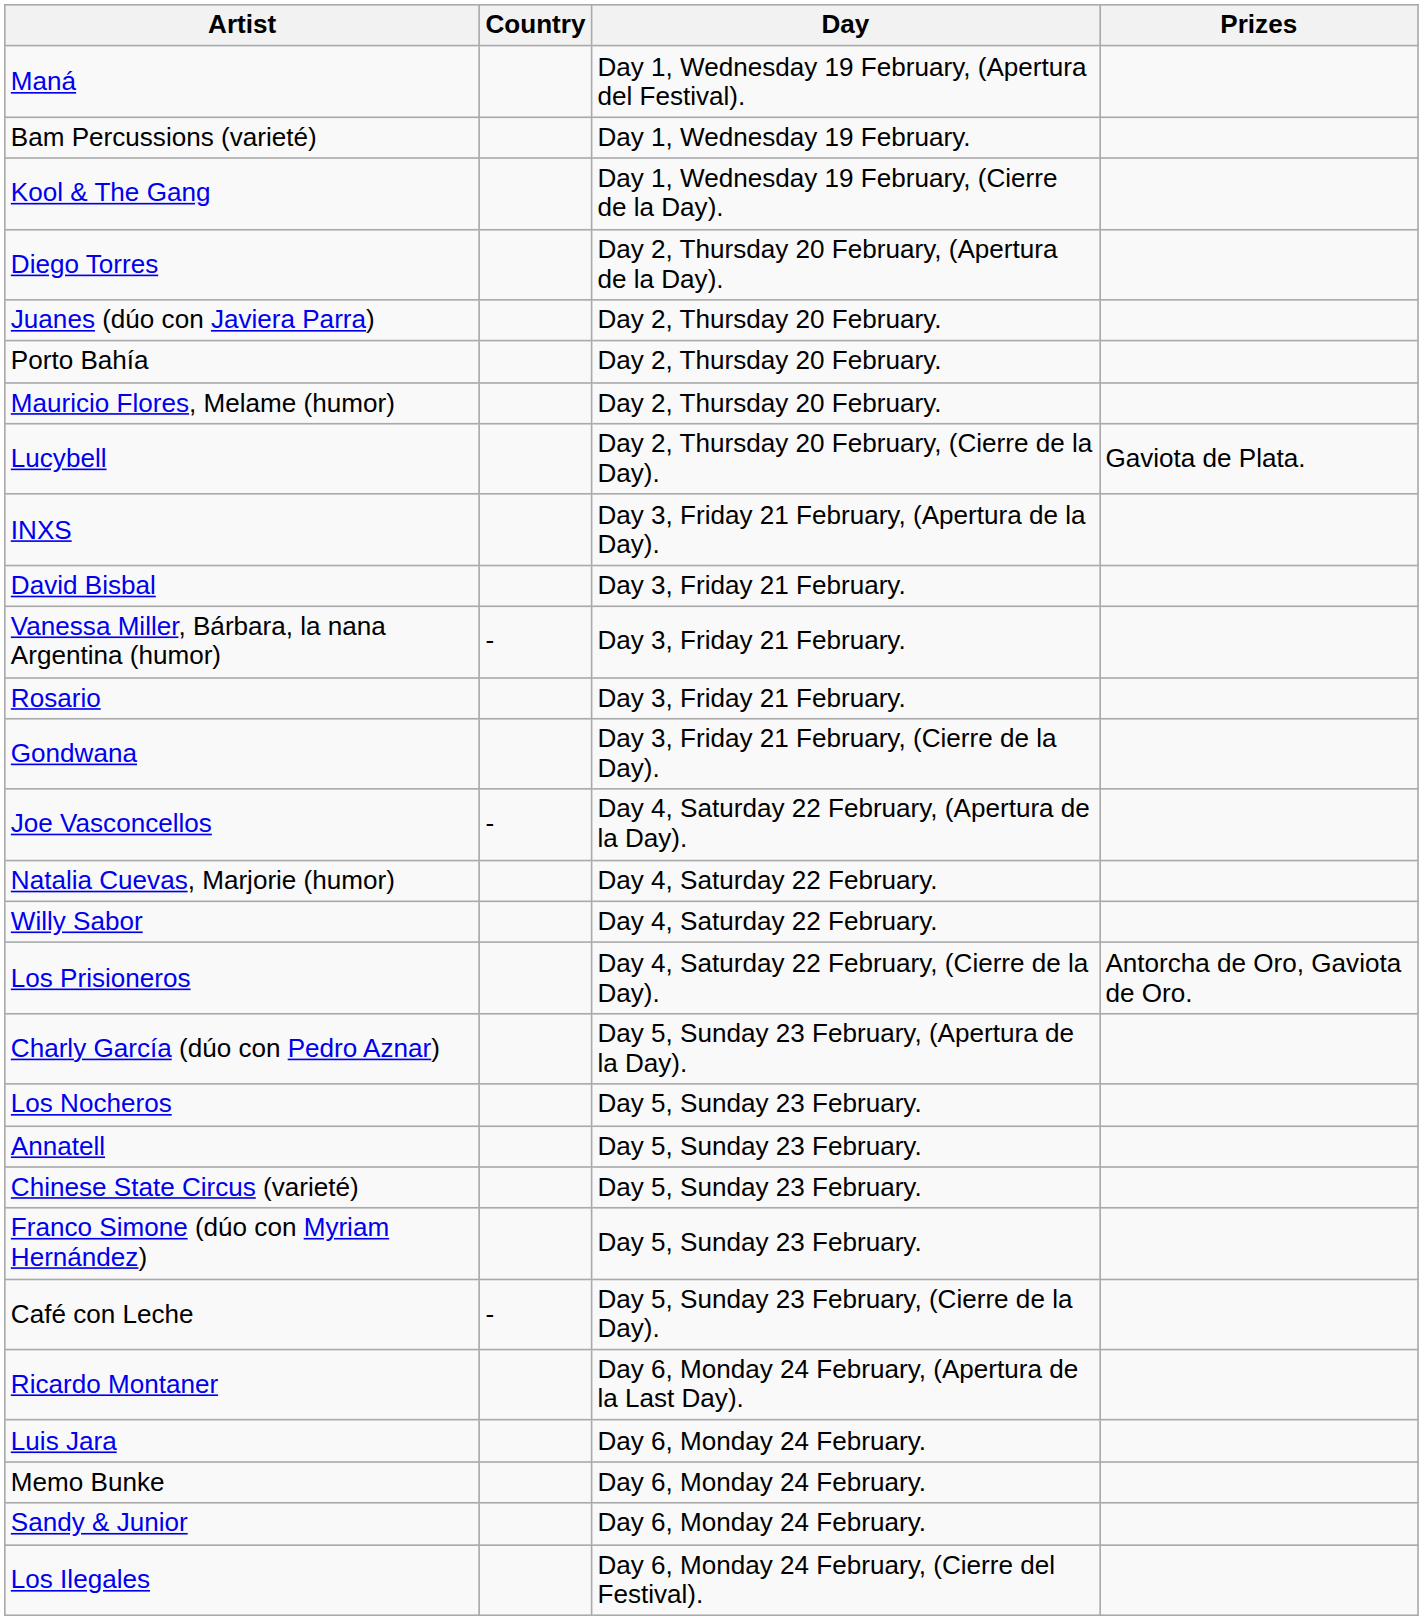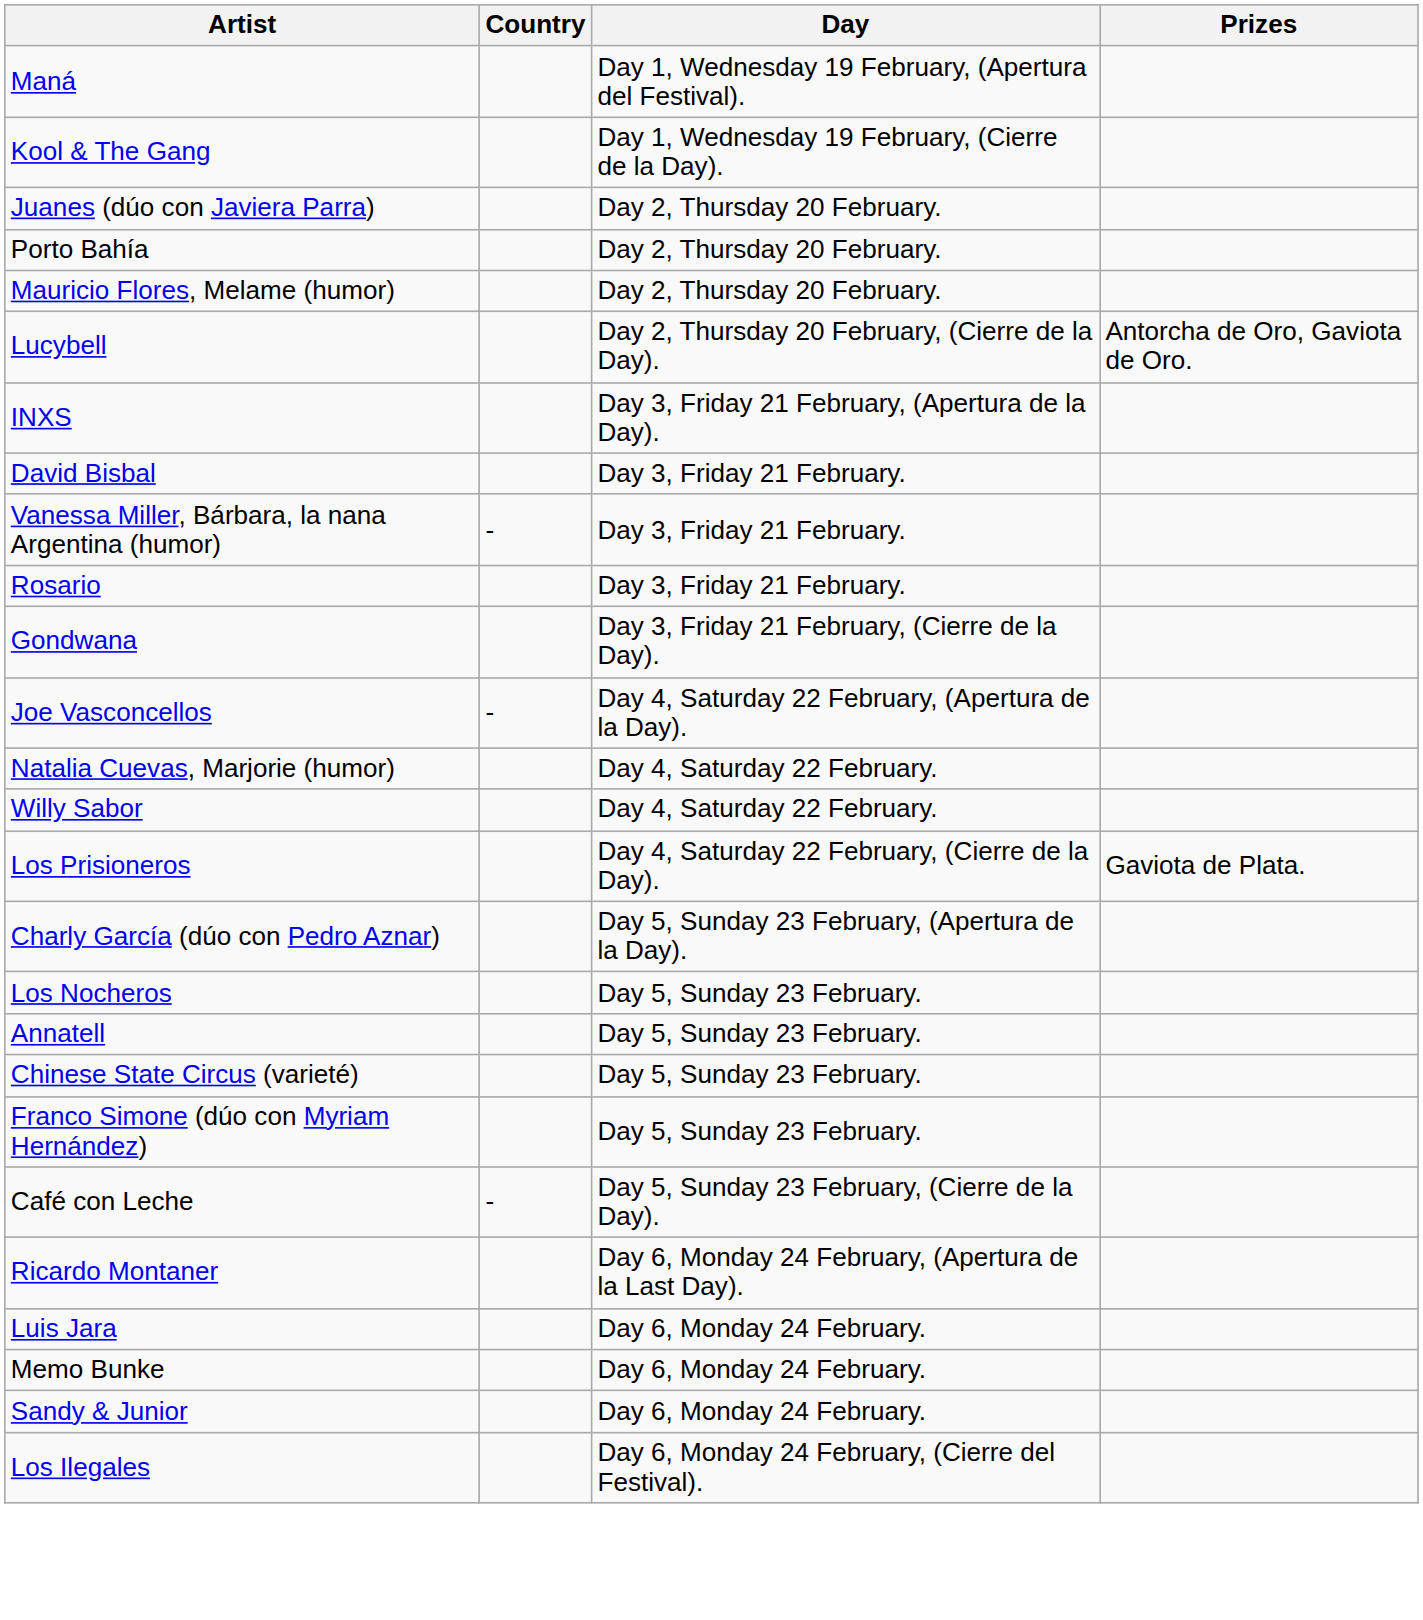- row: (164, 137)
- row: (85, 263)
(1205, 458) Gaviota de Plata. -> (1253, 346) Antorcha de Oro, Gaviota de Oro.
(1253, 977) Antorcha de Oro, Gaviota de Oro. -> (1205, 865) Gaviota de Plata.
